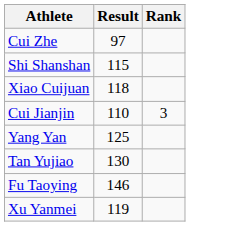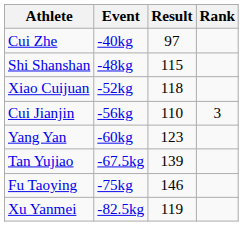+ column: (121, 16)
(118, 137) 125 -> (172, 137) 123
(118, 161) 130 -> (172, 161) 139
